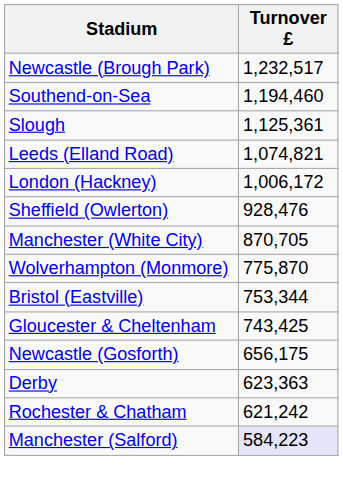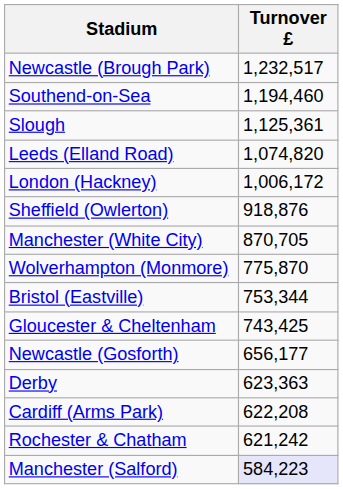(283, 153) 1,074,821 -> (283, 153) 1,074,820
(276, 211) 928,476 -> (276, 211) 918,876
(276, 354) 656,175 -> (276, 354) 656,177
+ row: (86, 411)
